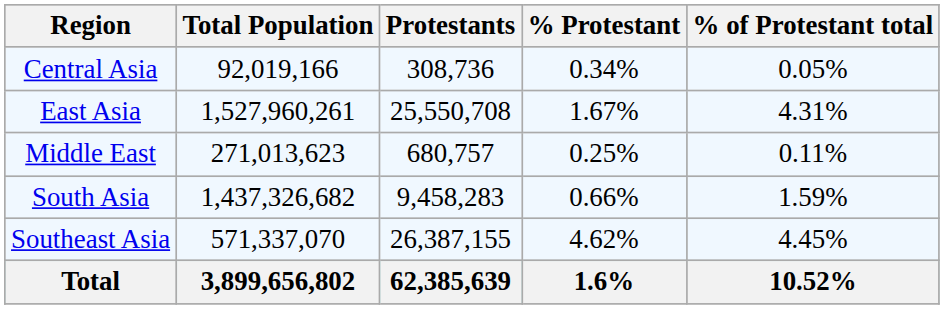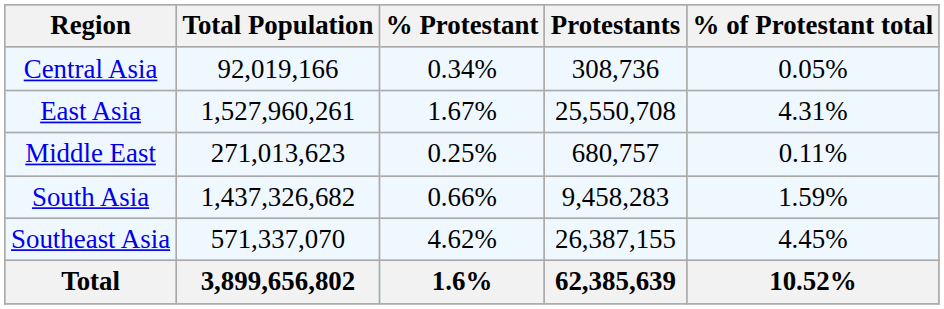columns swapped: (451, 25) <-> (604, 25)
